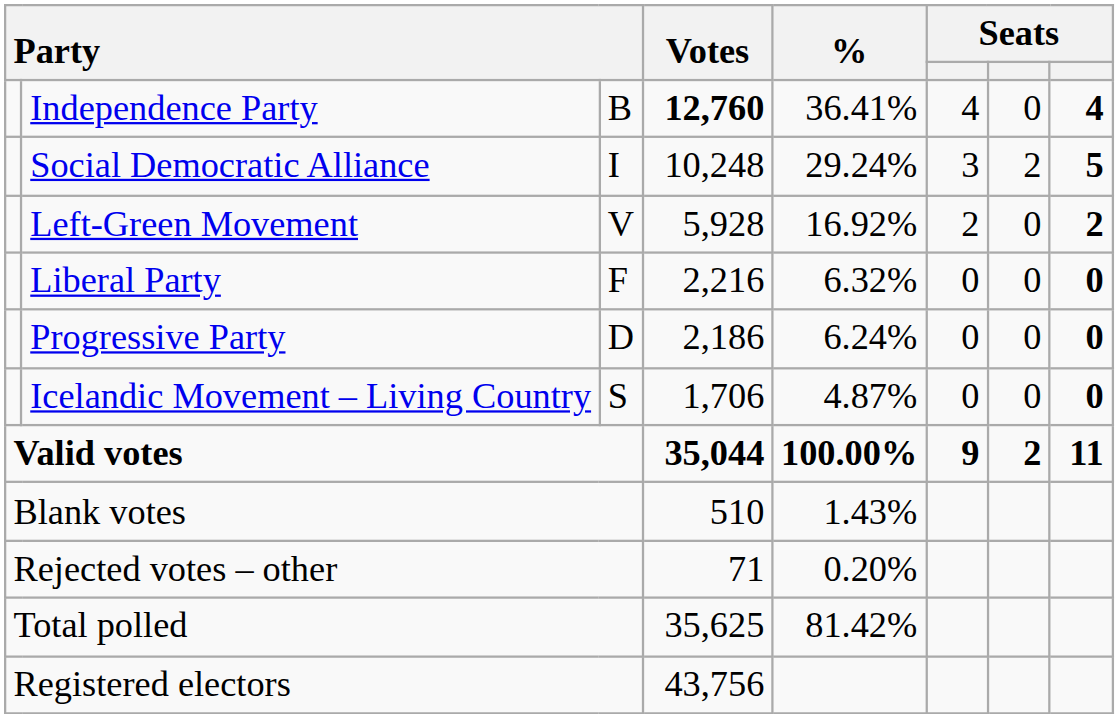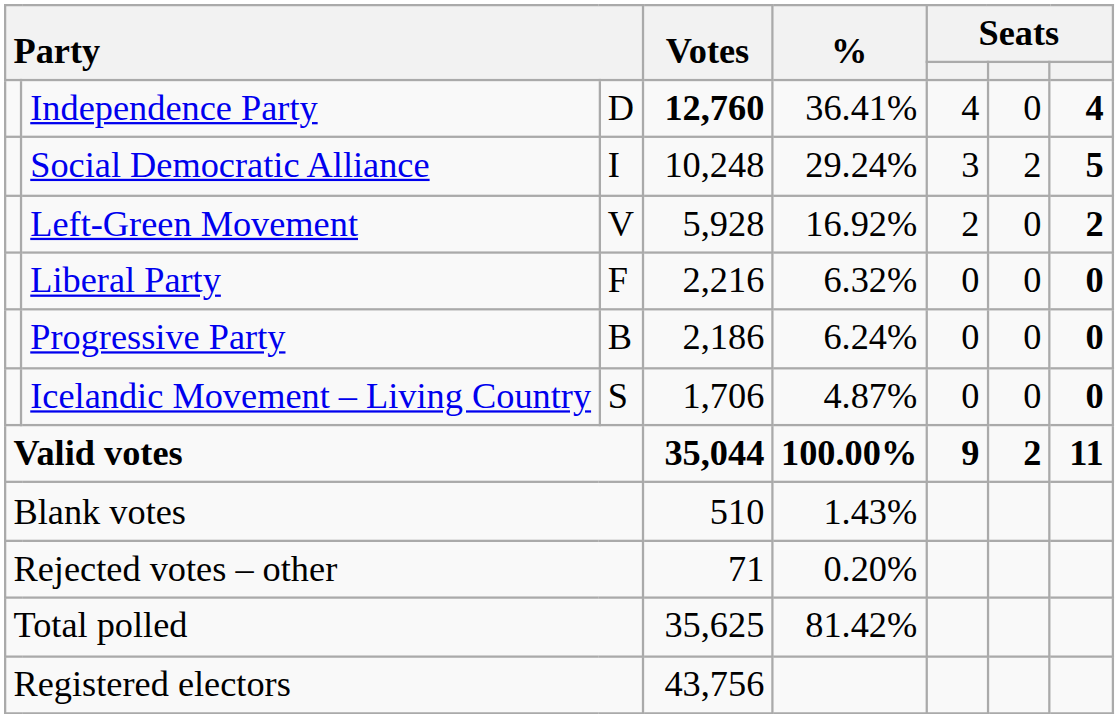(620, 107) B -> (621, 107) D
(621, 338) D -> (620, 338) B
